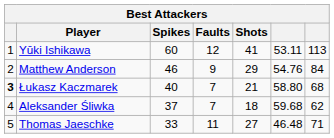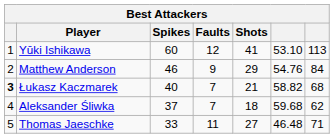(288, 51) 53.11 -> (288, 51) 53.10
(288, 88) 58.80 -> (288, 88) 58.82
